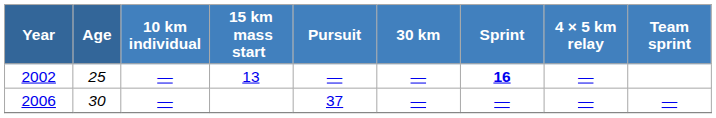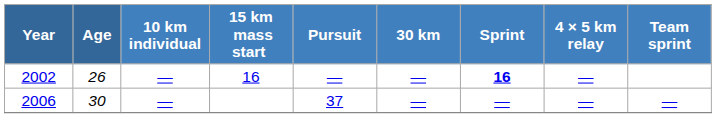(97, 76) 25 -> (97, 76) 26
(251, 76) 13 -> (251, 76) 16
